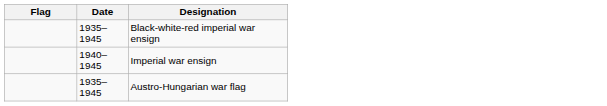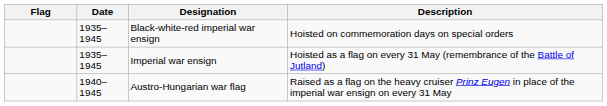+ column: (445, 12)
(93, 60) 1940–1945 -> (93, 60) 1935–1945
(93, 87) 1935–1945 -> (93, 87) 1940–1945
